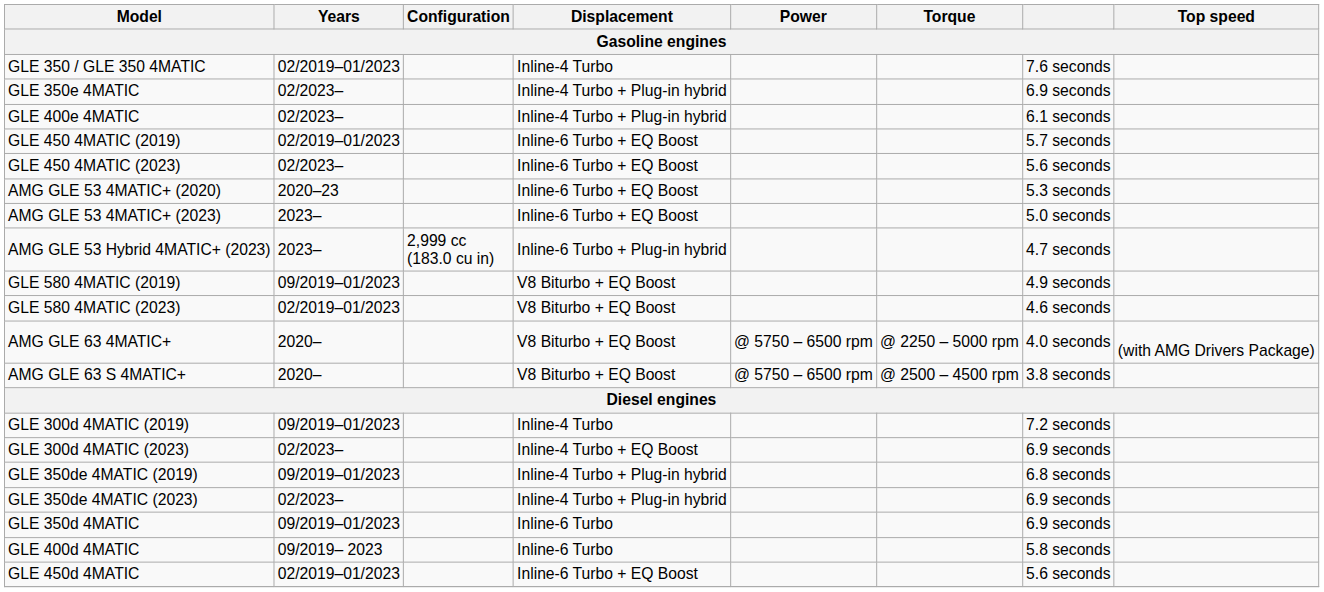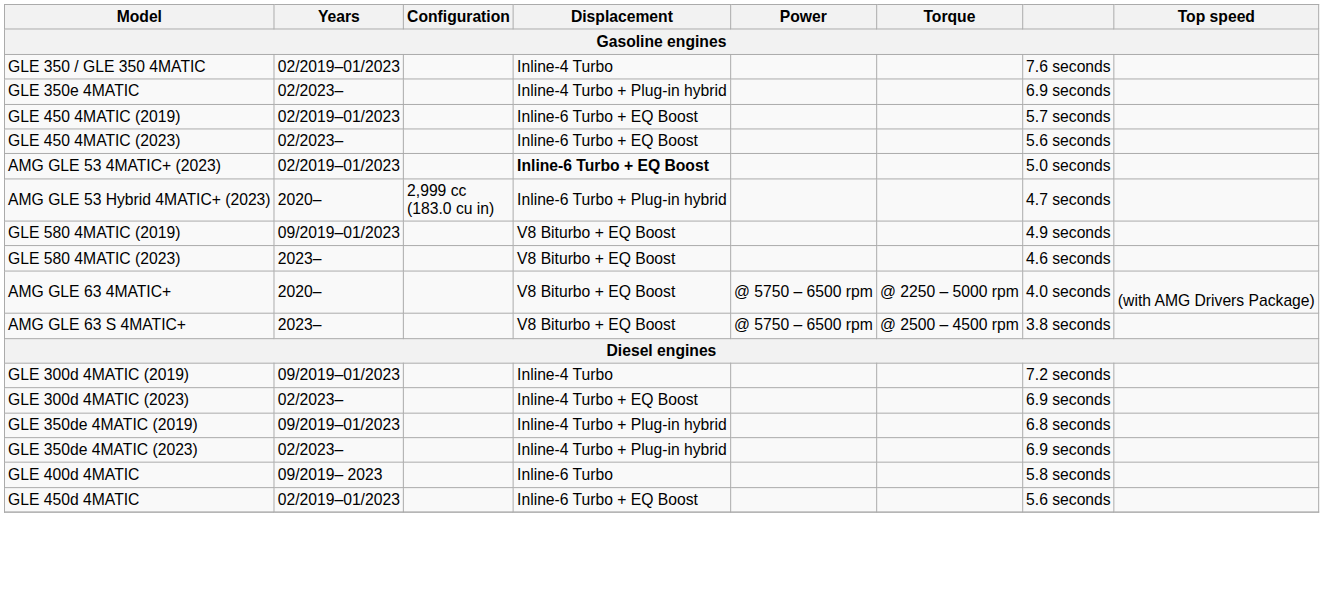- row: (74, 116)
- row: (114, 191)
(300, 215) 2023– -> (339, 166) 02/2019–01/2023
(608, 215) normal -> (613, 166) bold
(300, 249) 2023– -> (300, 199) 2020–
(339, 308) 02/2019–01/2023 -> (300, 258) 2023–
(300, 375) 2020– -> (300, 325) 2023–
- row: (74, 524)
